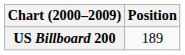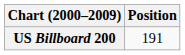(152, 38) 189 -> (152, 38) 191
